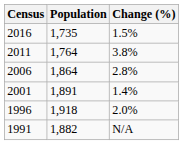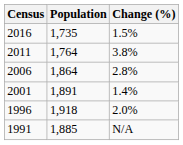(64, 129) 1,882 -> (64, 129) 1,885
